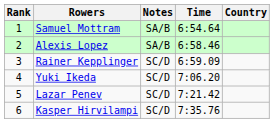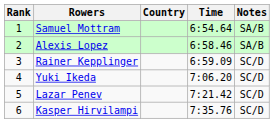columns swapped: (246, 13) <-> (158, 13)
